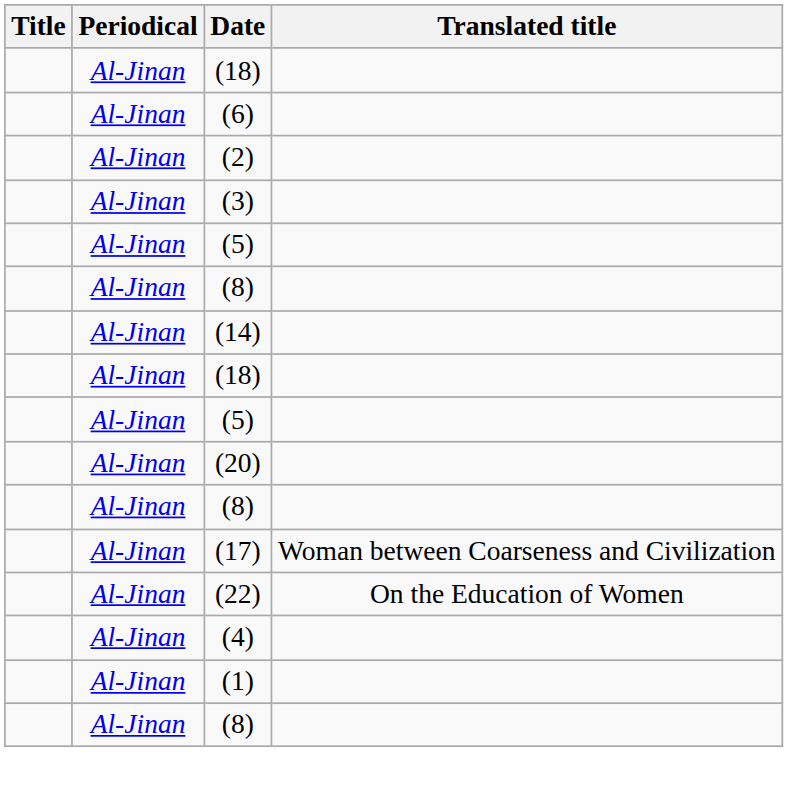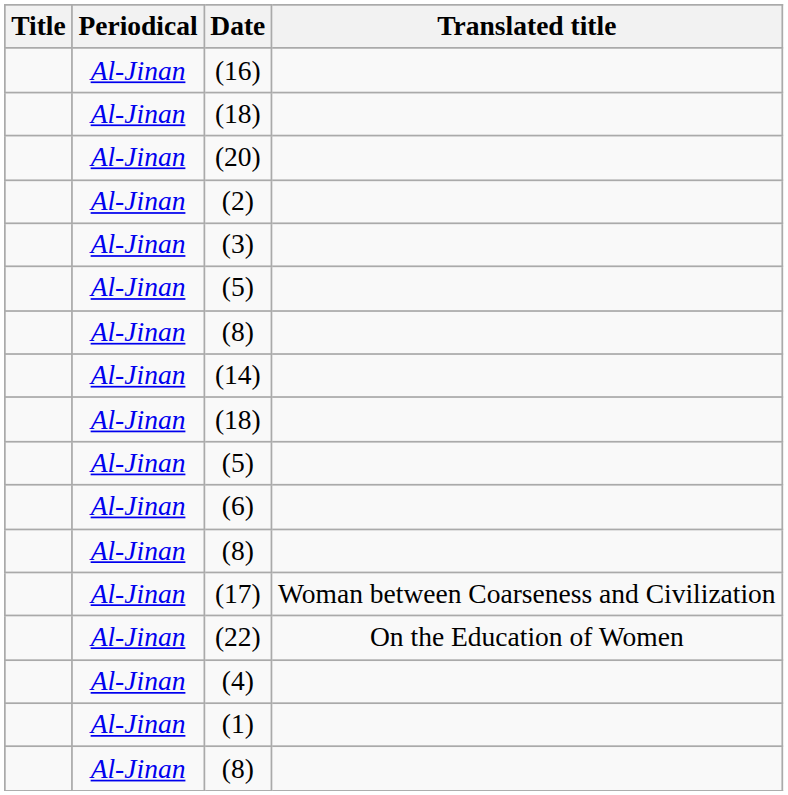+ row: (238, 69)
rows swapped: (238, 462) <-> (238, 113)
